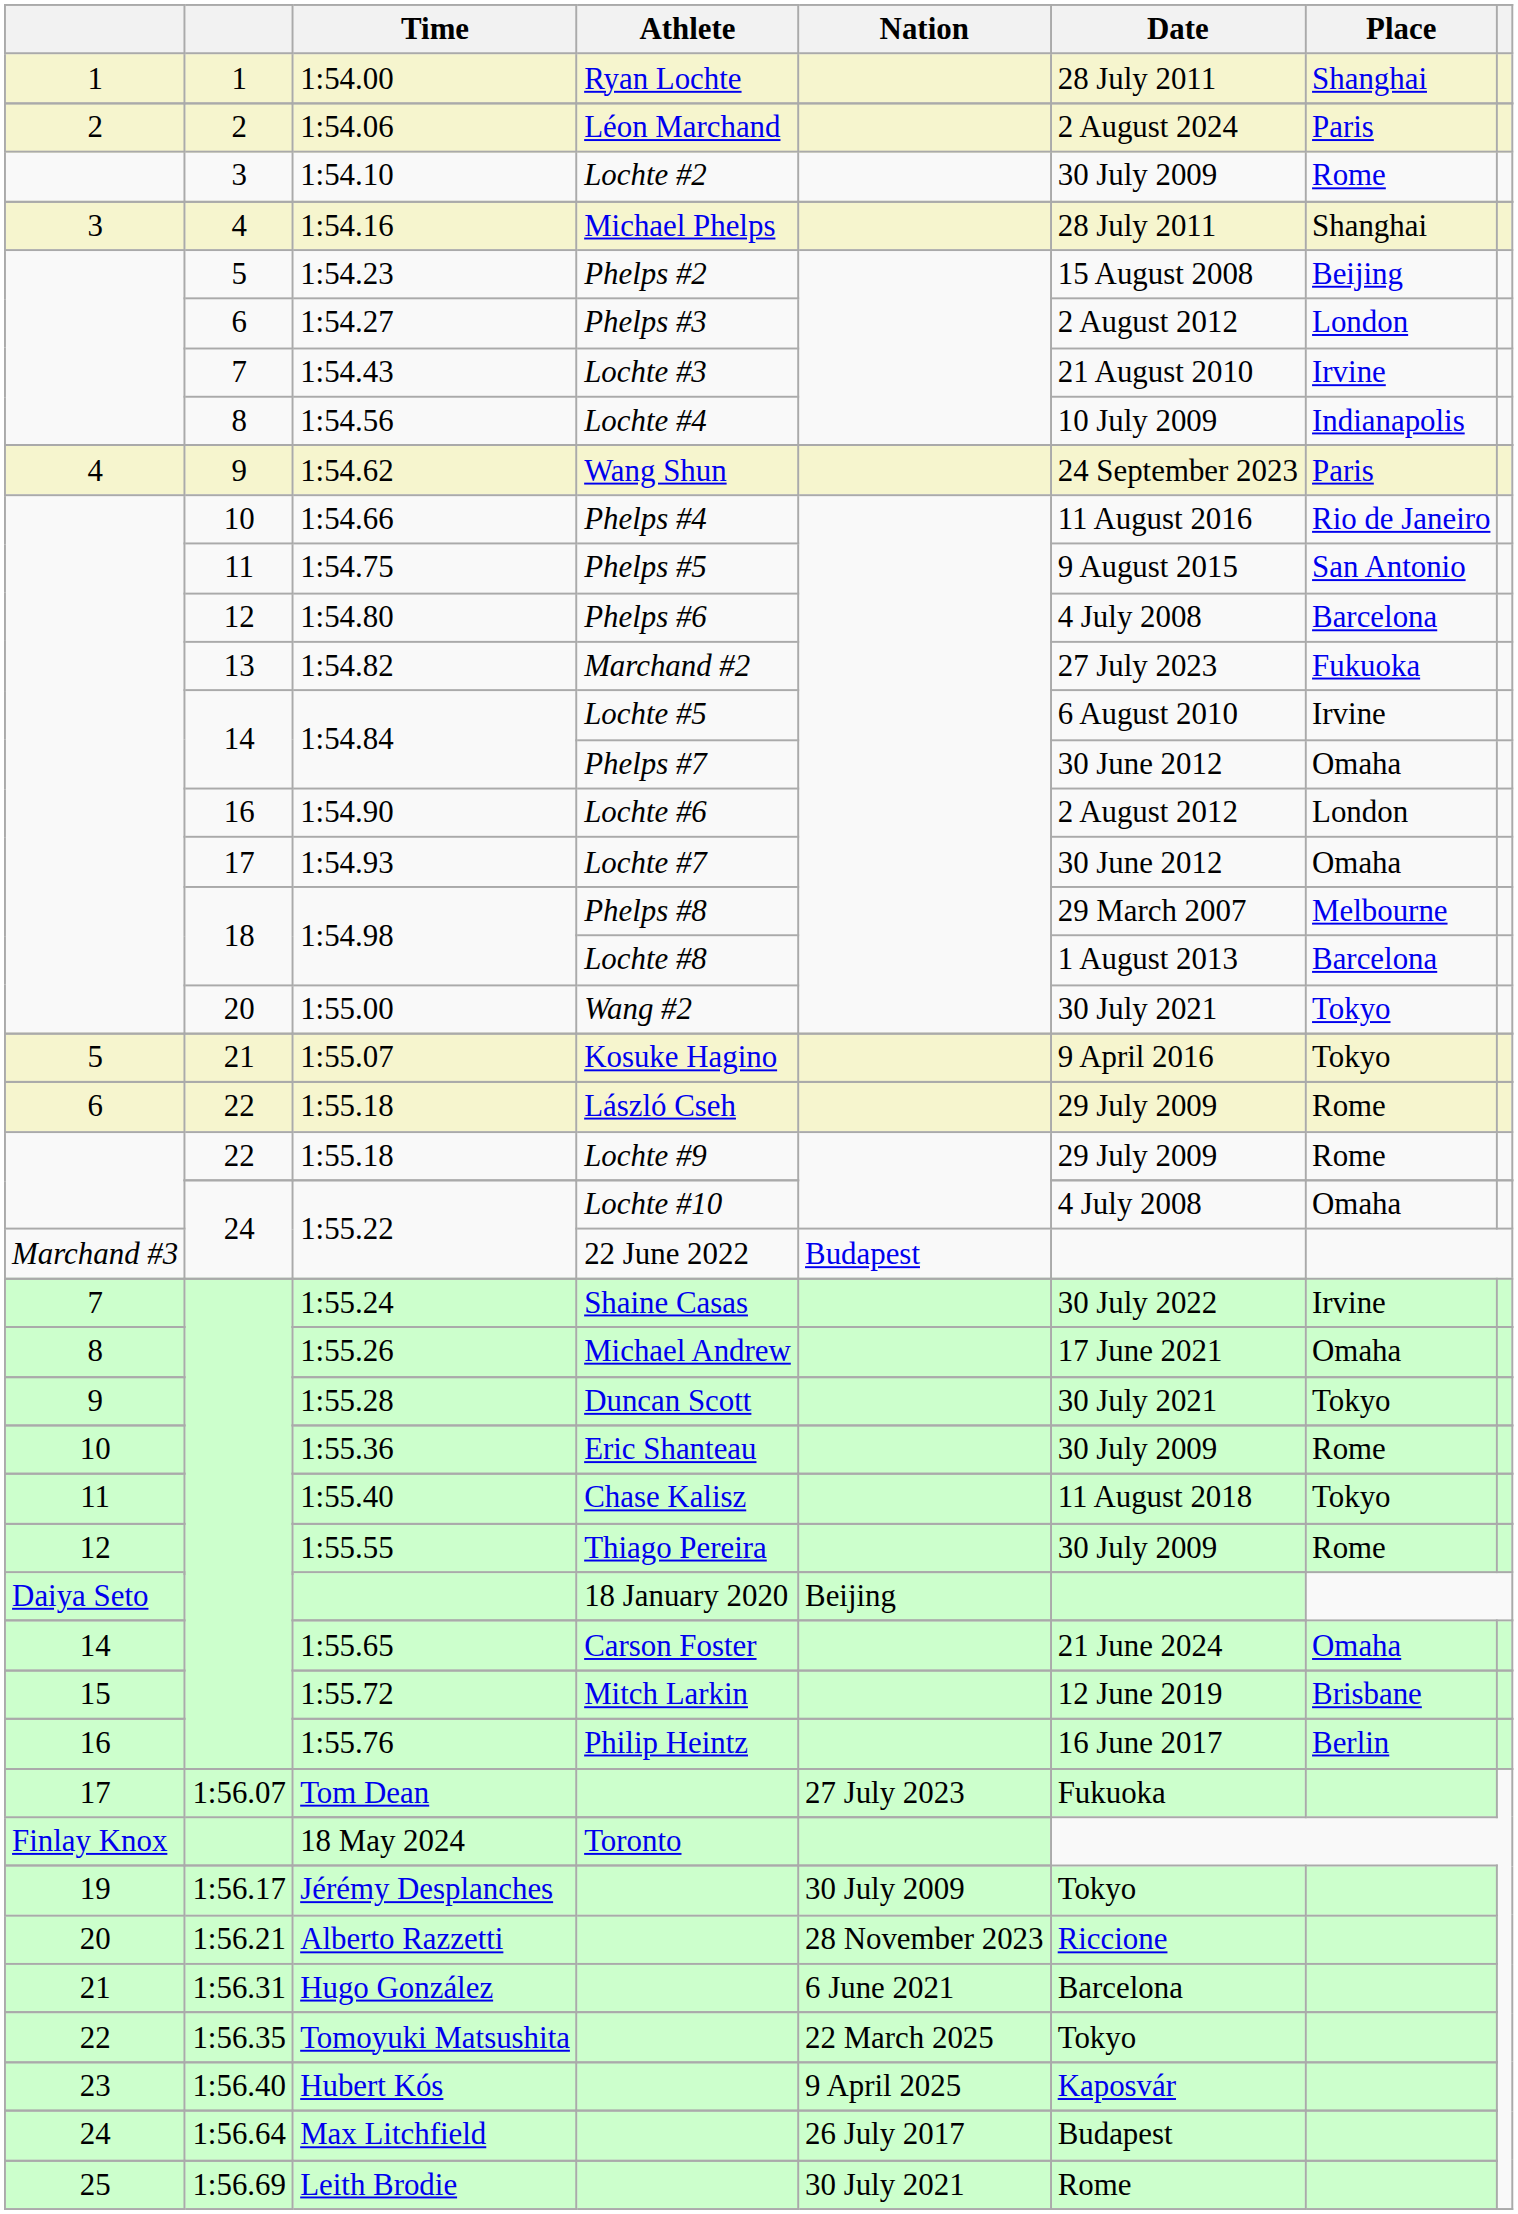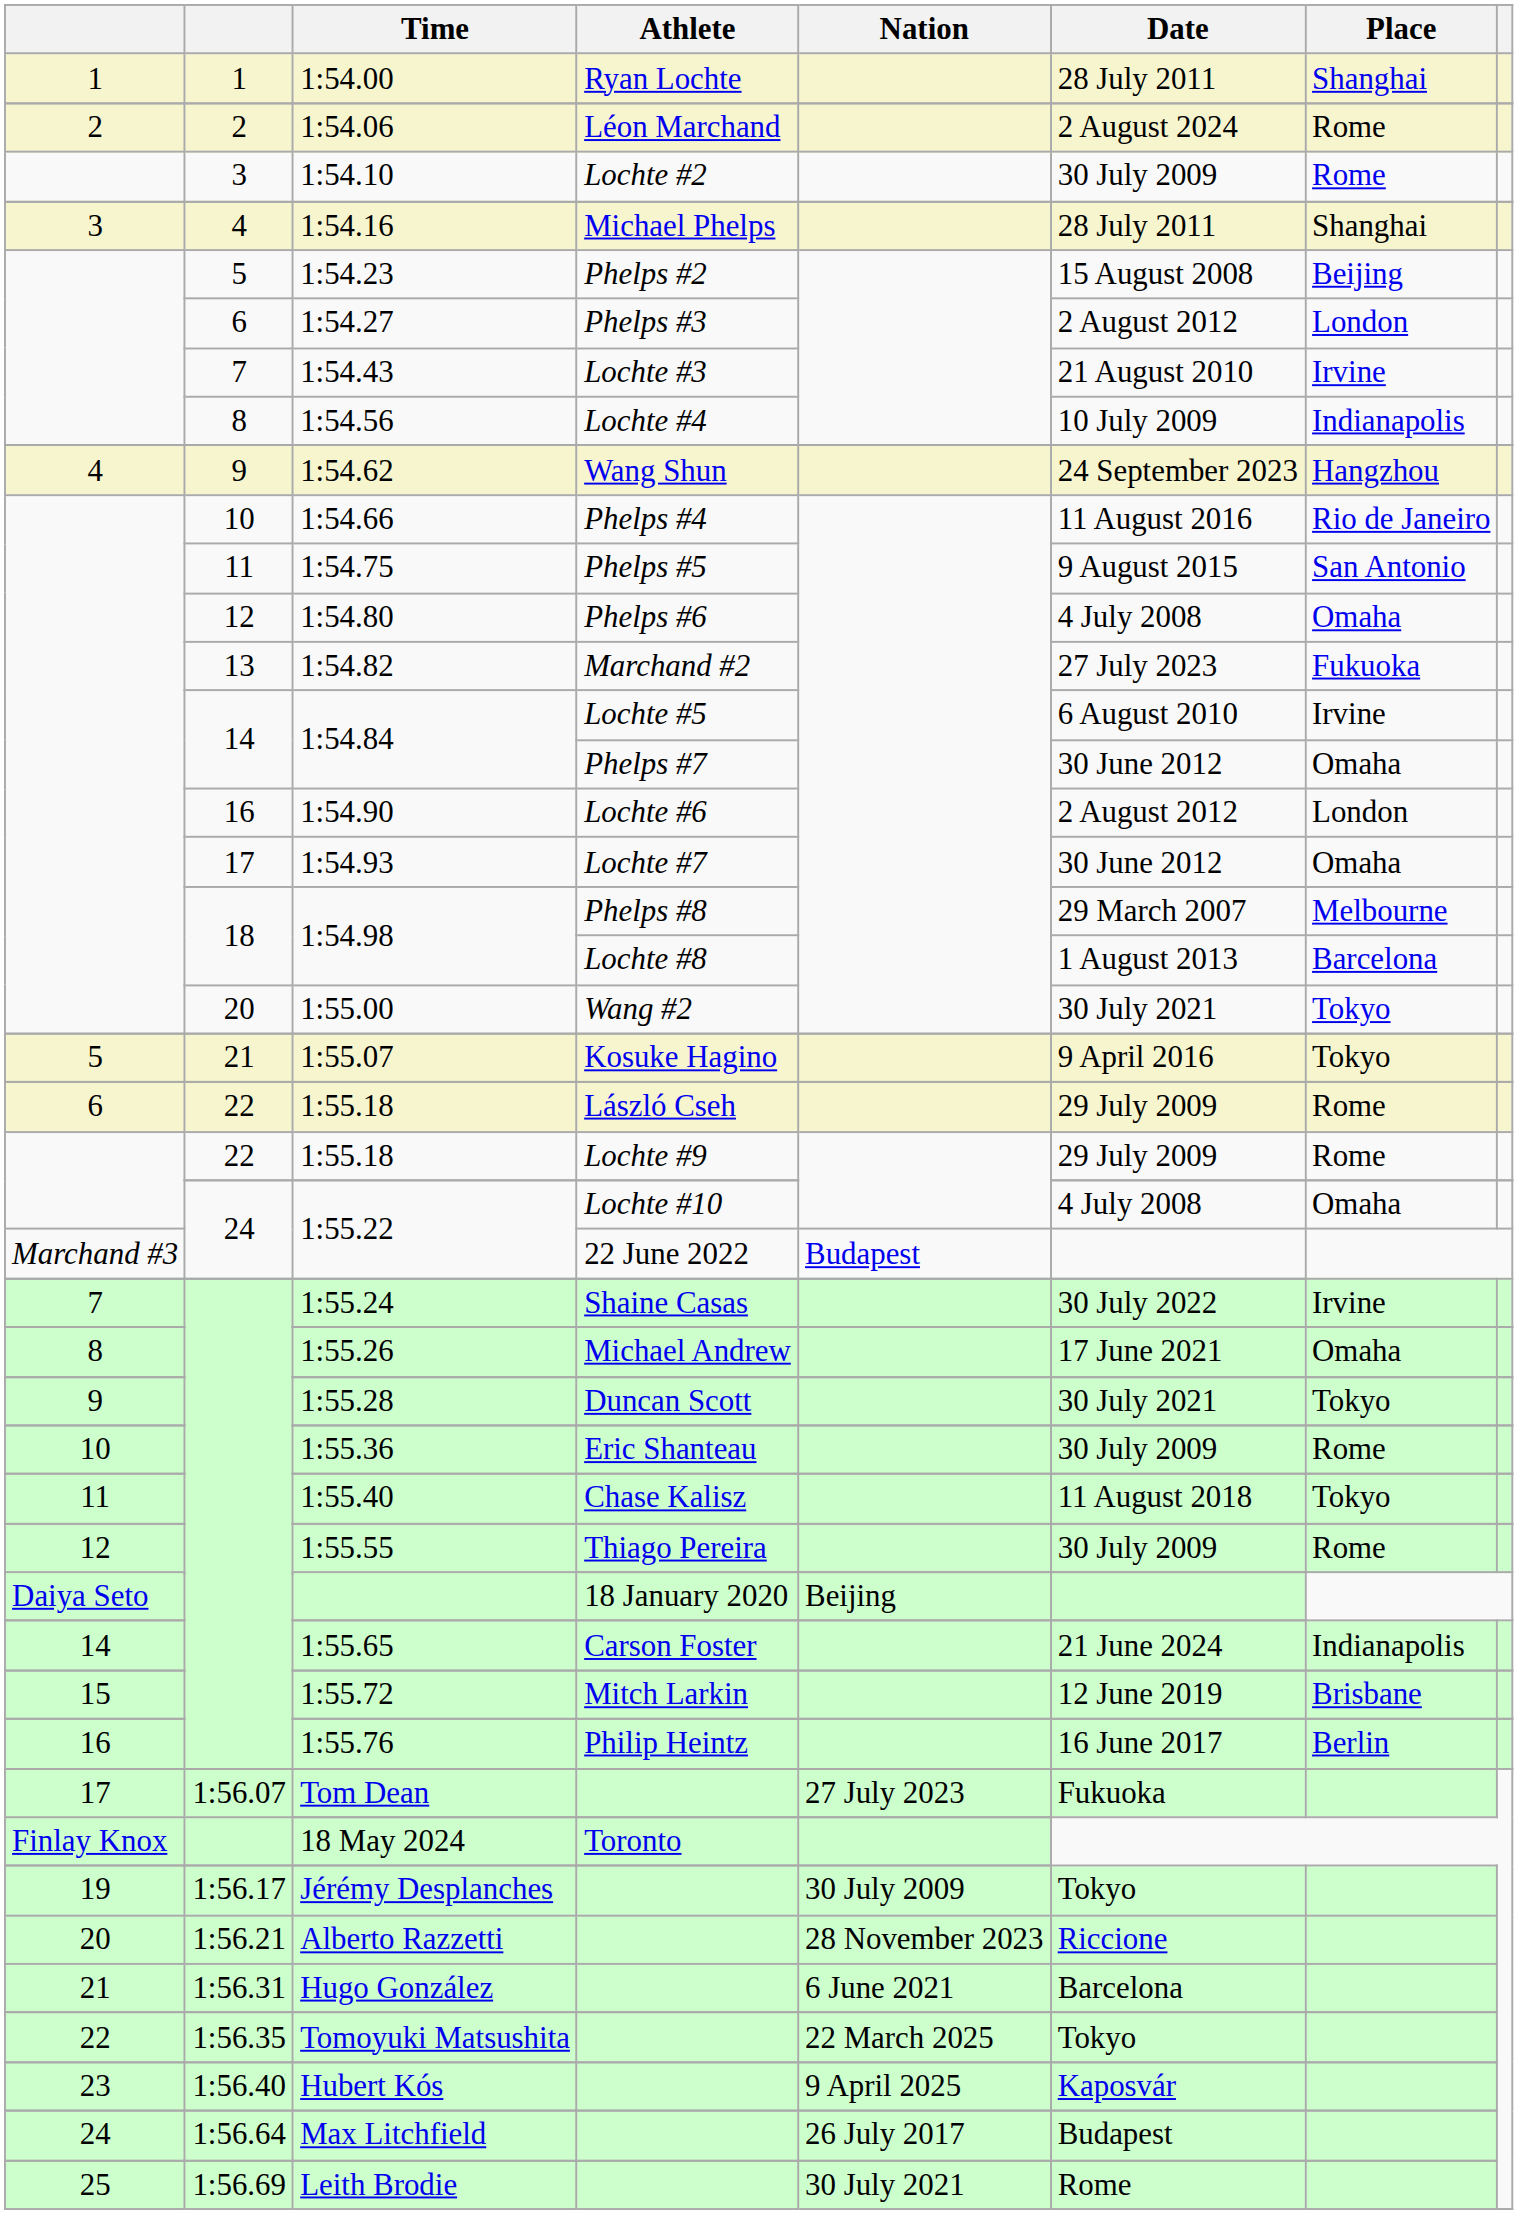(1343, 126) Paris -> (1349, 126) Rome
(1343, 469) Paris -> (1376, 469) Hangzhou
(1375, 616) Barcelona -> (1357, 616) Omaha
(1357, 1645) Omaha -> (1388, 1645) Indianapolis
